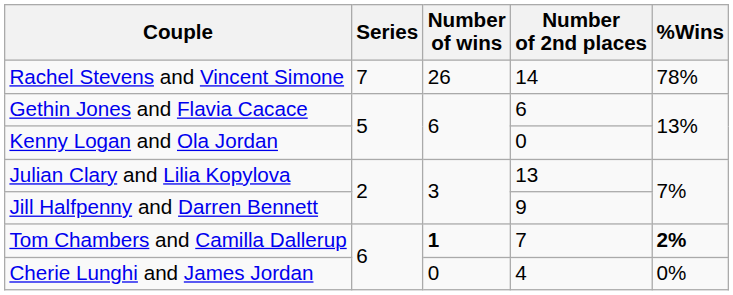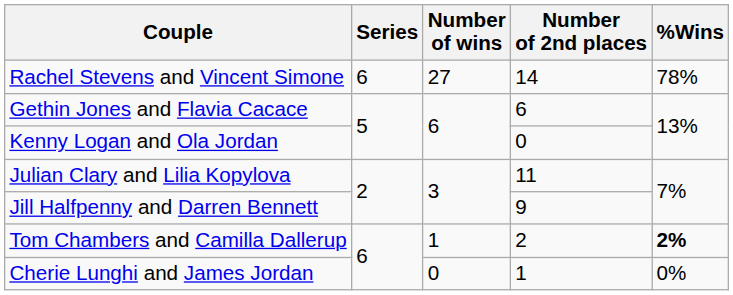(362, 76) 7 -> (362, 76) 6
(439, 76) 26 -> (439, 76) 27
(527, 175) 13 -> (526, 175) 11
(433, 240) bold -> (433, 240) normal
(521, 240) 7 -> (521, 240) 2
(521, 273) 4 -> (521, 273) 1
